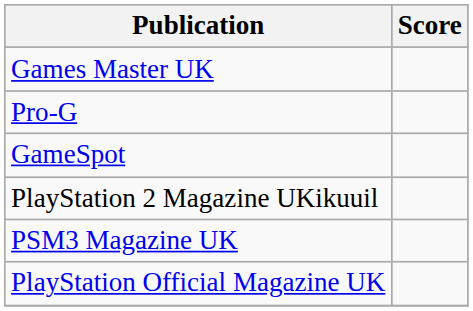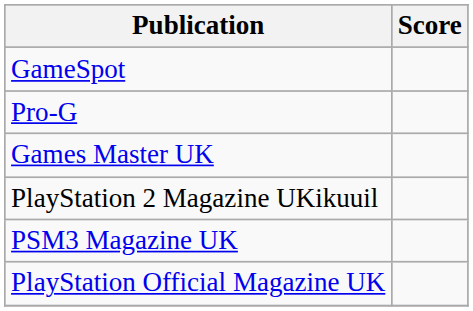rows swapped: (68, 154) <-> (112, 68)
